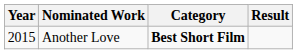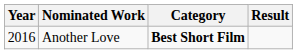(22, 37) 2015 -> (22, 37) 2016
